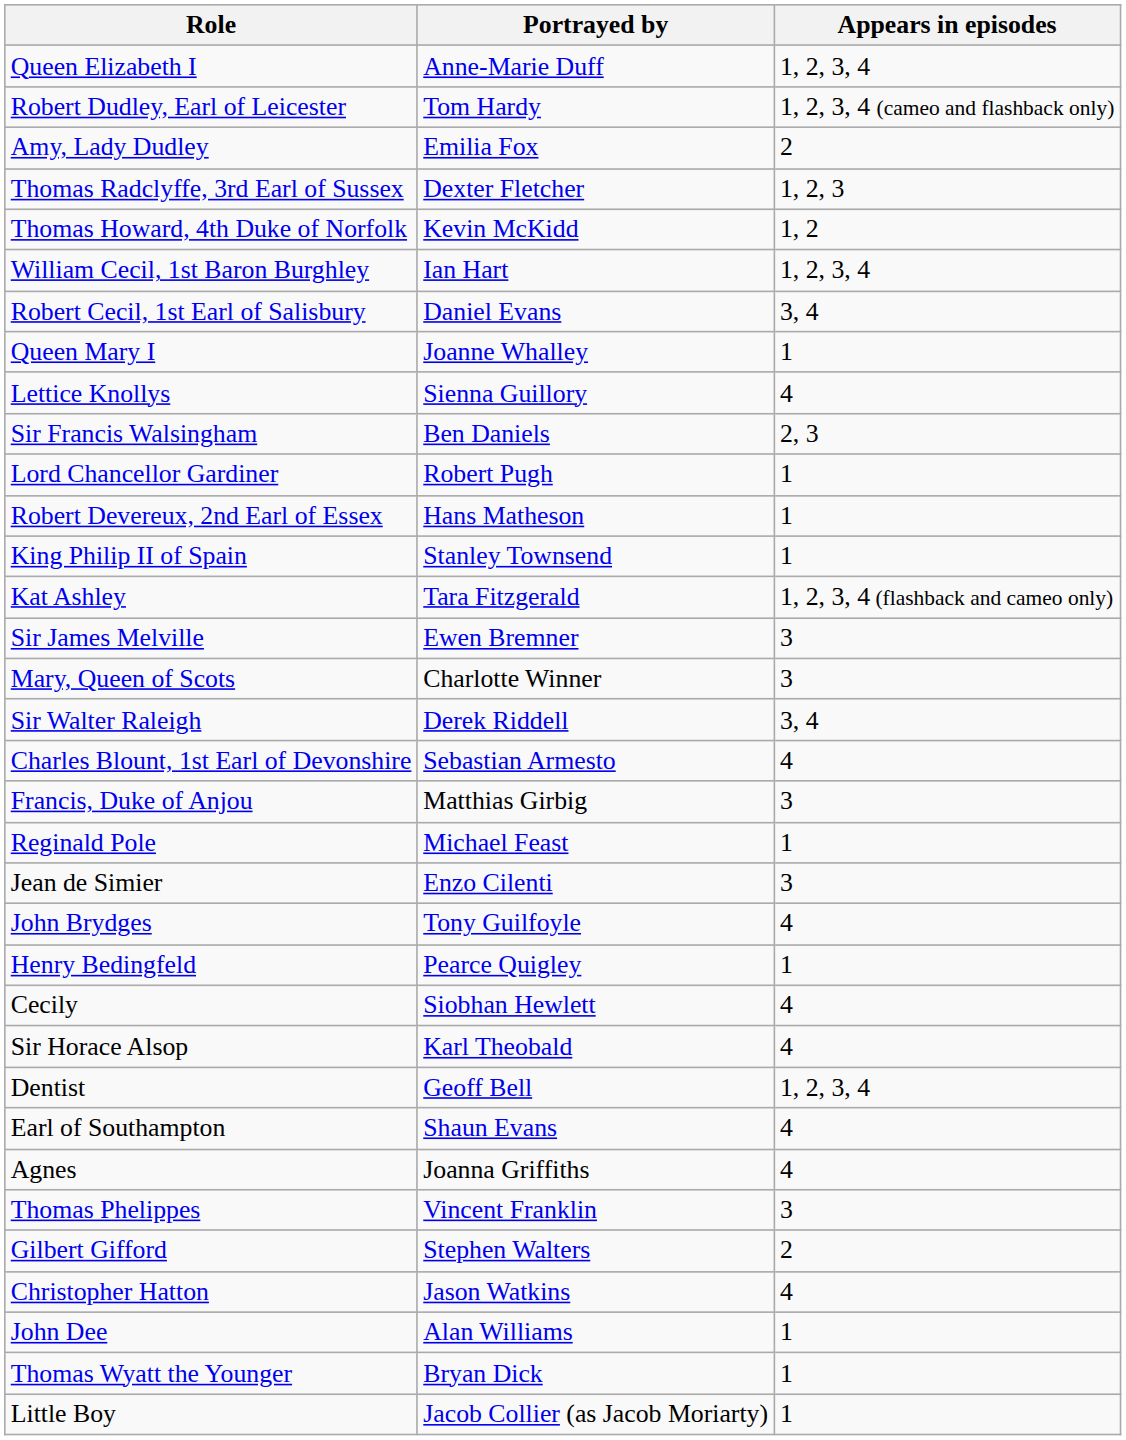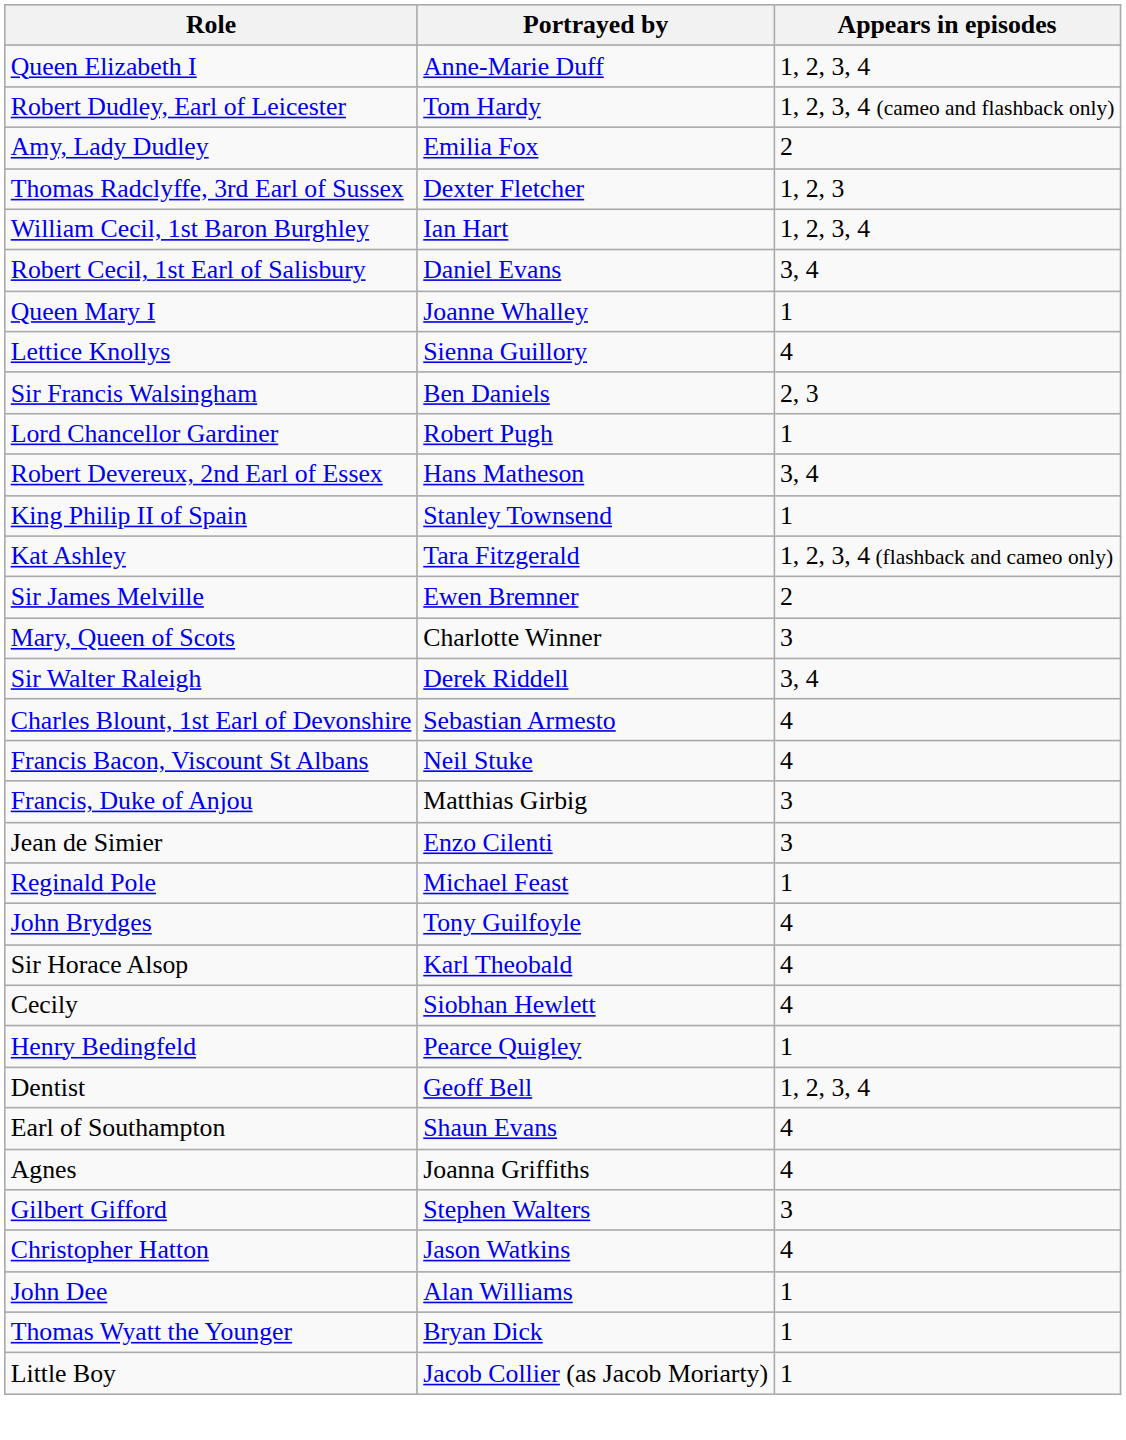- row: (209, 229)
(786, 515) 1 -> (799, 474) 3, 4
(786, 637) 3 -> (786, 596) 2
+ row: (190, 760)
rows swapped: (87, 882) <-> (83, 842)
rows swapped: (103, 964) <-> (99, 1046)
- row: (106, 1209)
(786, 1250) 2 -> (786, 1209) 3
